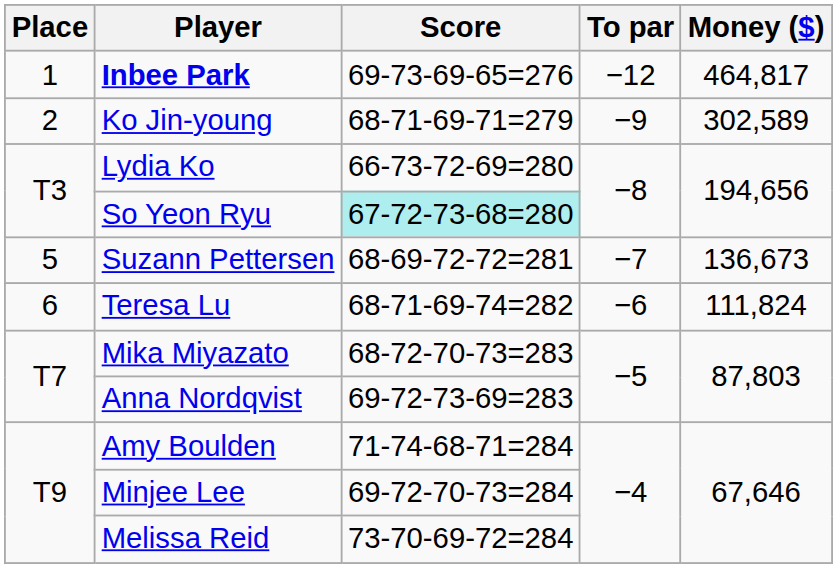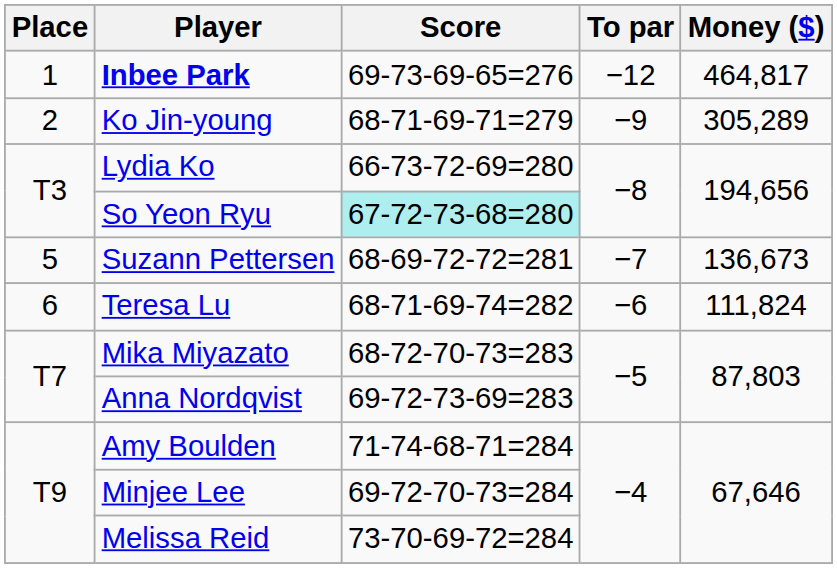(756, 120) 302,589 -> (756, 120) 305,289
